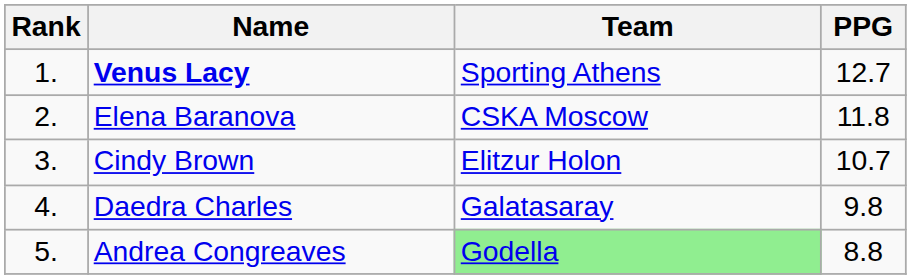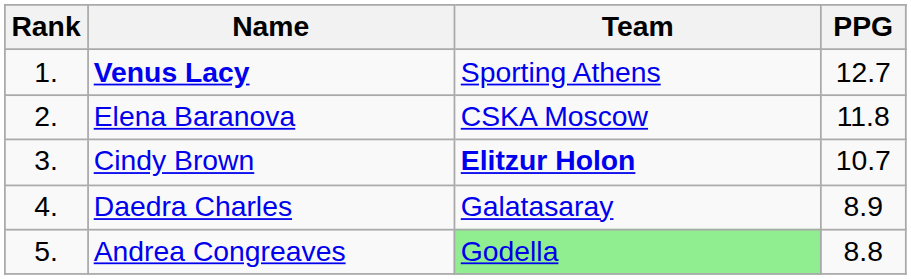(541, 161) normal -> (548, 161) bold
(863, 206) 9.8 -> (863, 206) 8.9
